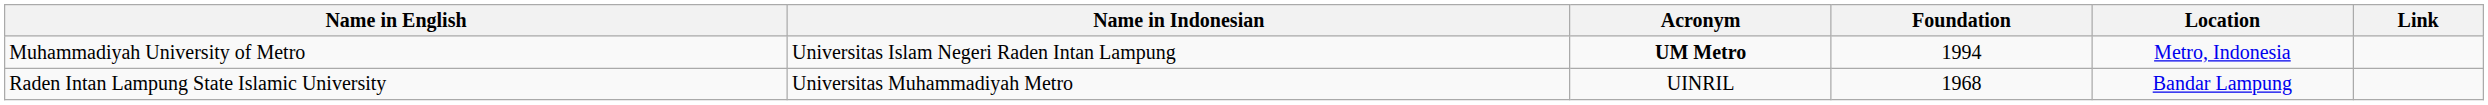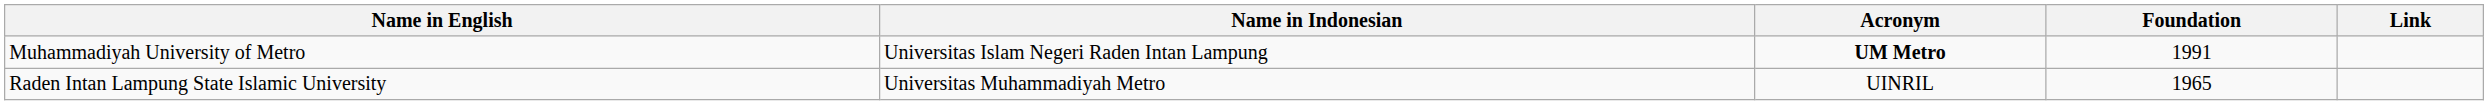- column: (2222, 20)
(1962, 52) 1994 -> (2192, 52) 1991
(1962, 83) 1968 -> (2192, 83) 1965
